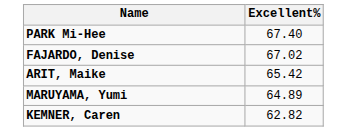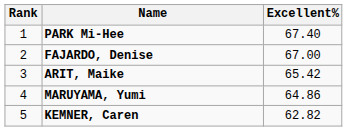+ column: (23, 15)
(284, 55) 67.02 -> (303, 55) 67.00
(284, 96) 64.89 -> (303, 96) 64.86
